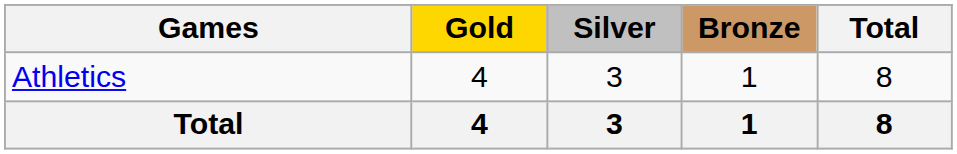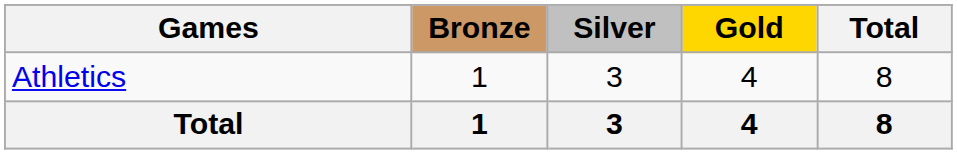columns swapped: (479, 28) <-> (749, 28)
